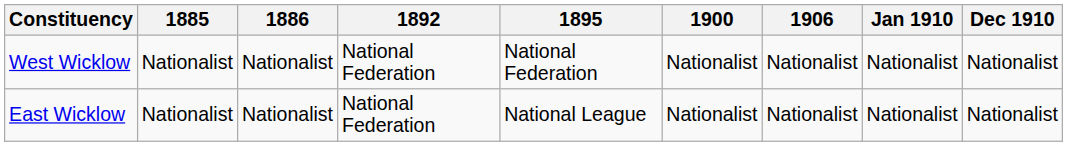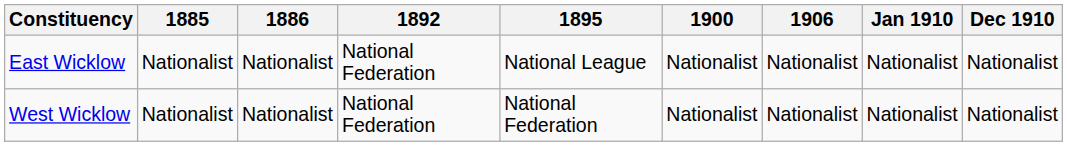rows swapped: (67, 114) <-> (70, 61)
